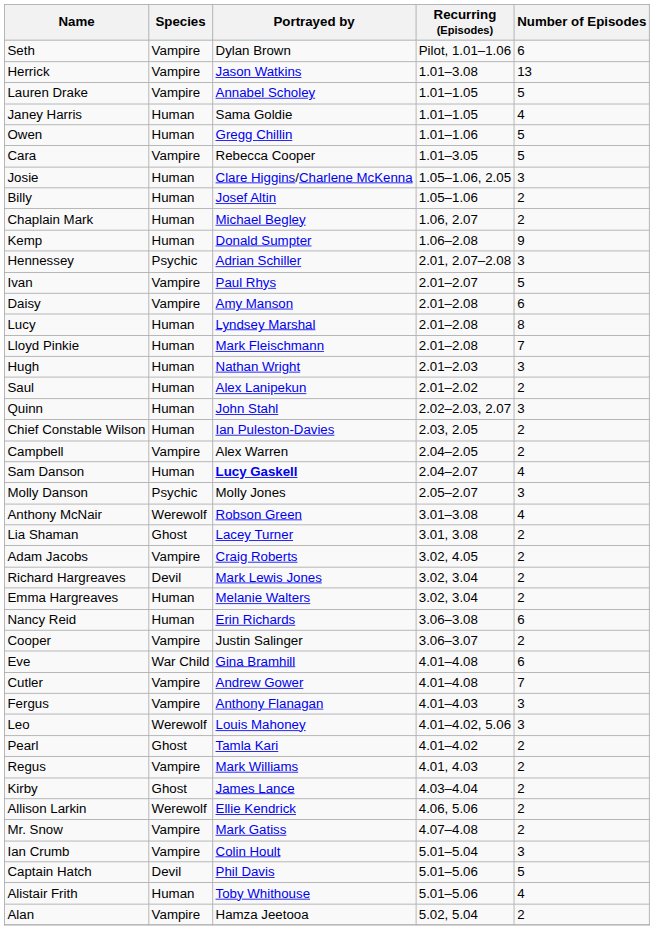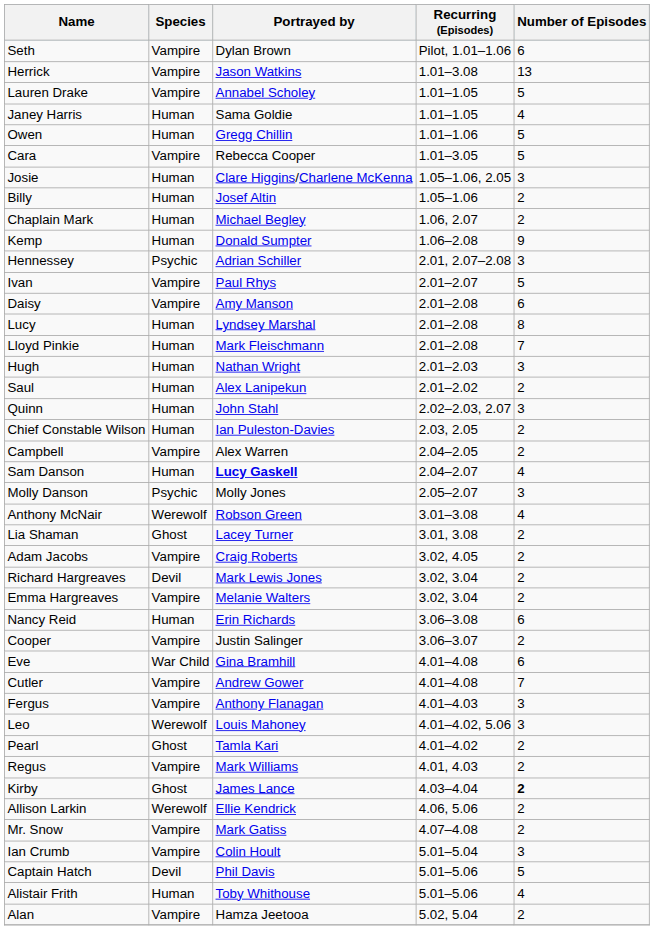(173, 598) Human -> (176, 598) Vampire
(521, 788) normal -> (521, 788) bold
